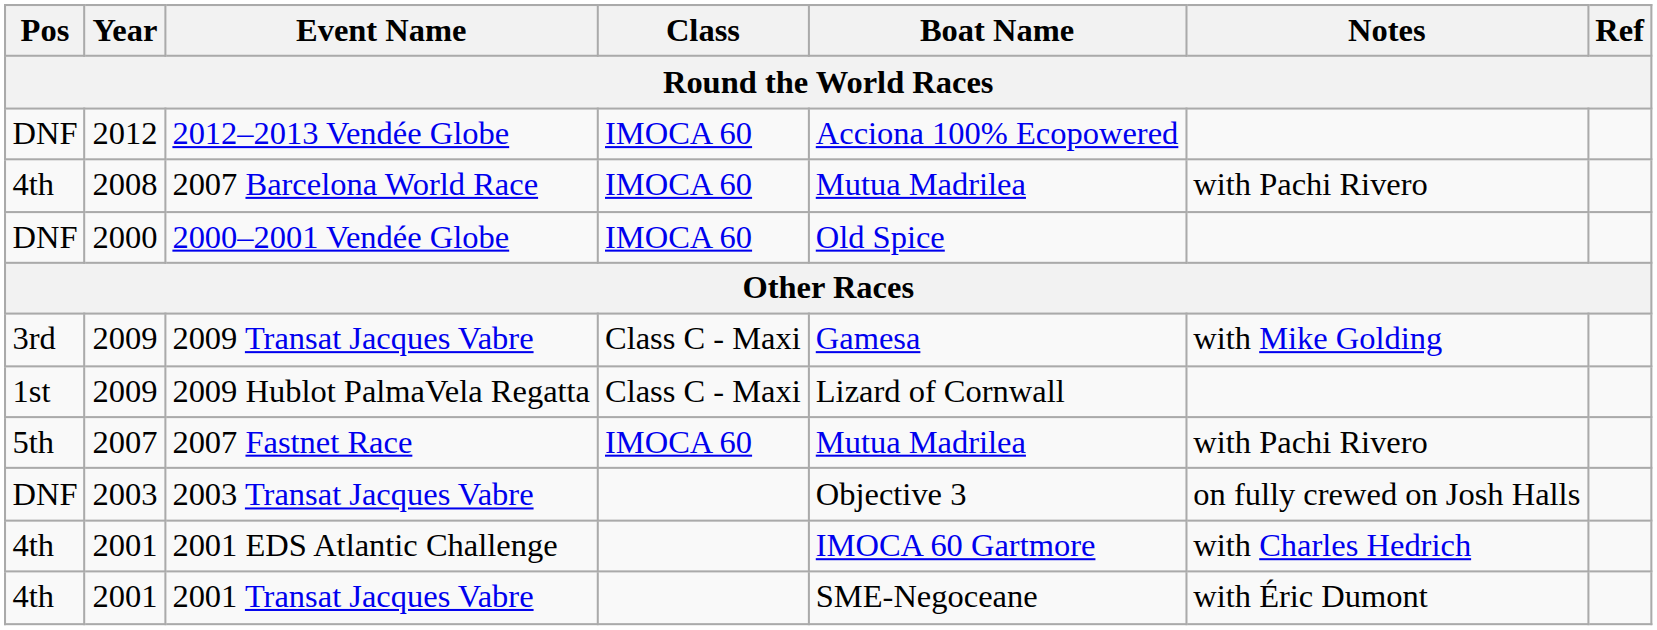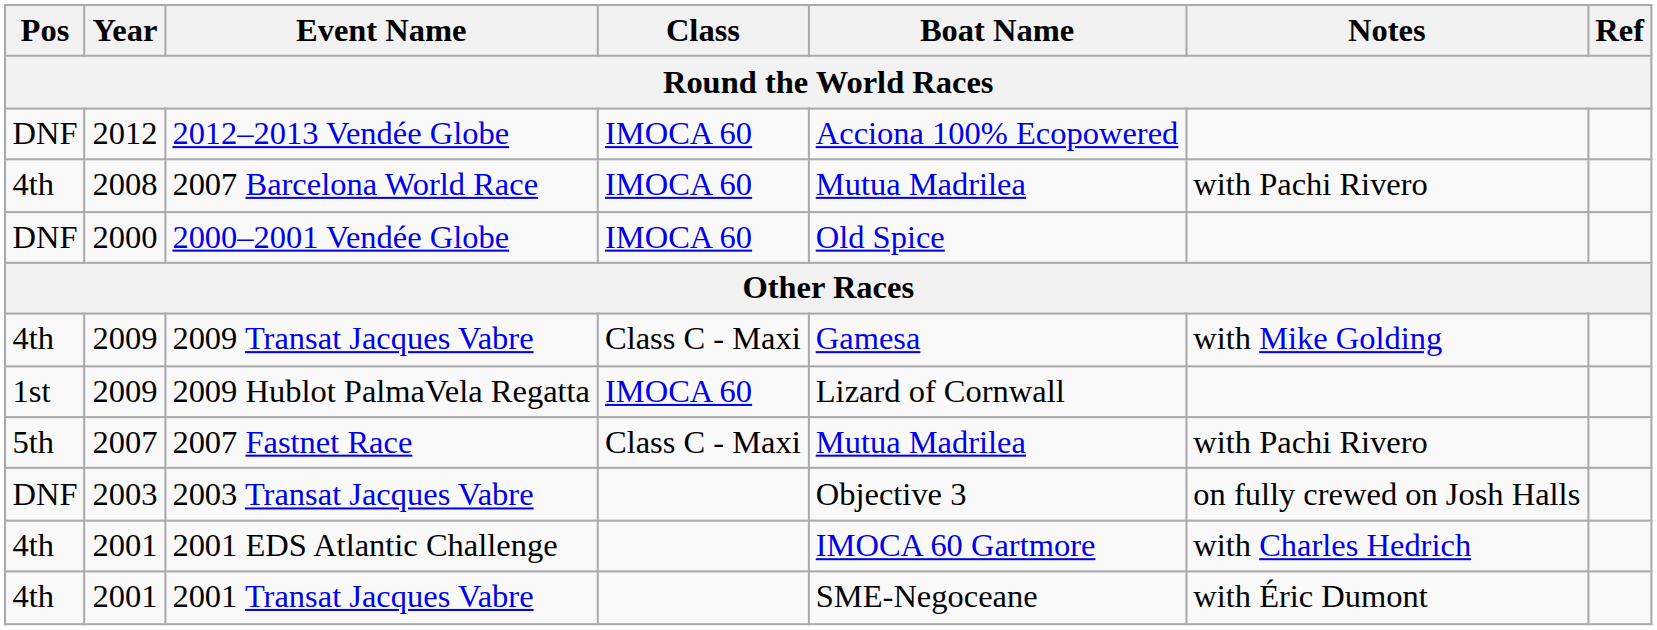(34, 339) 3rd -> (33, 339) 4th
(703, 390) Class C - Maxi -> (679, 390) IMOCA 60
(679, 442) IMOCA 60 -> (703, 442) Class C - Maxi
